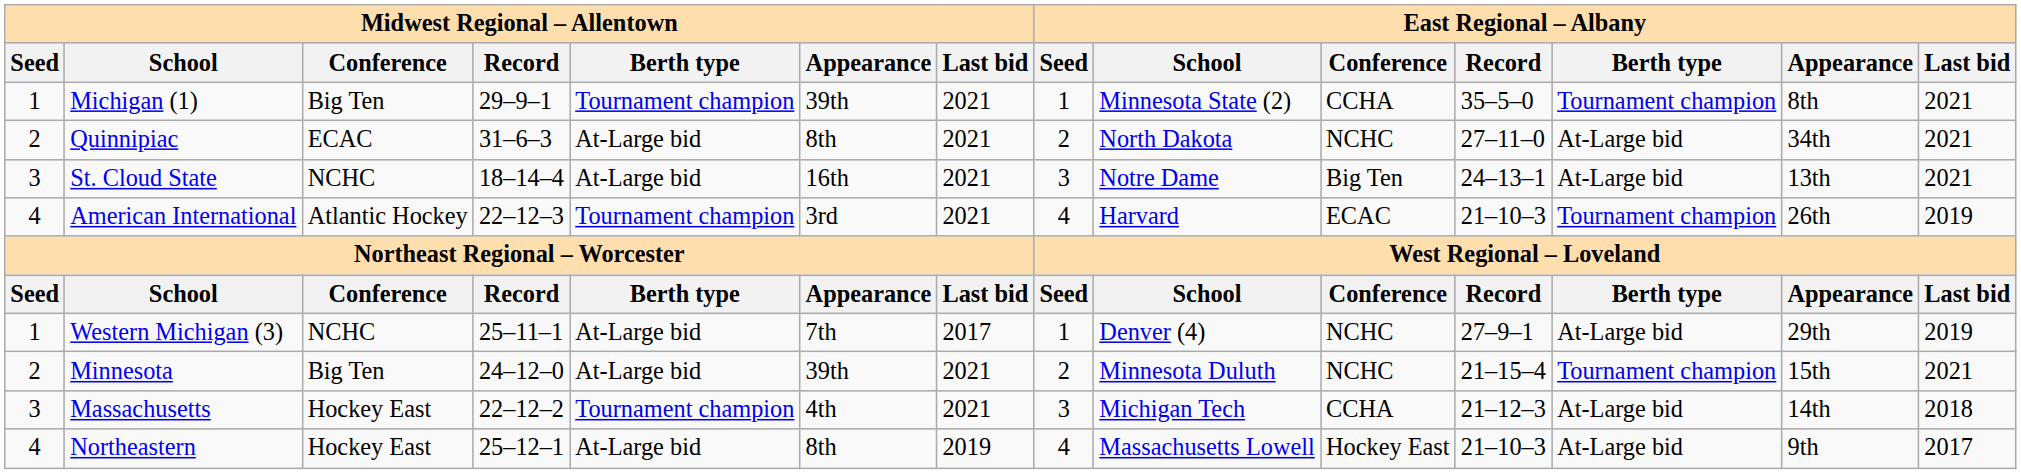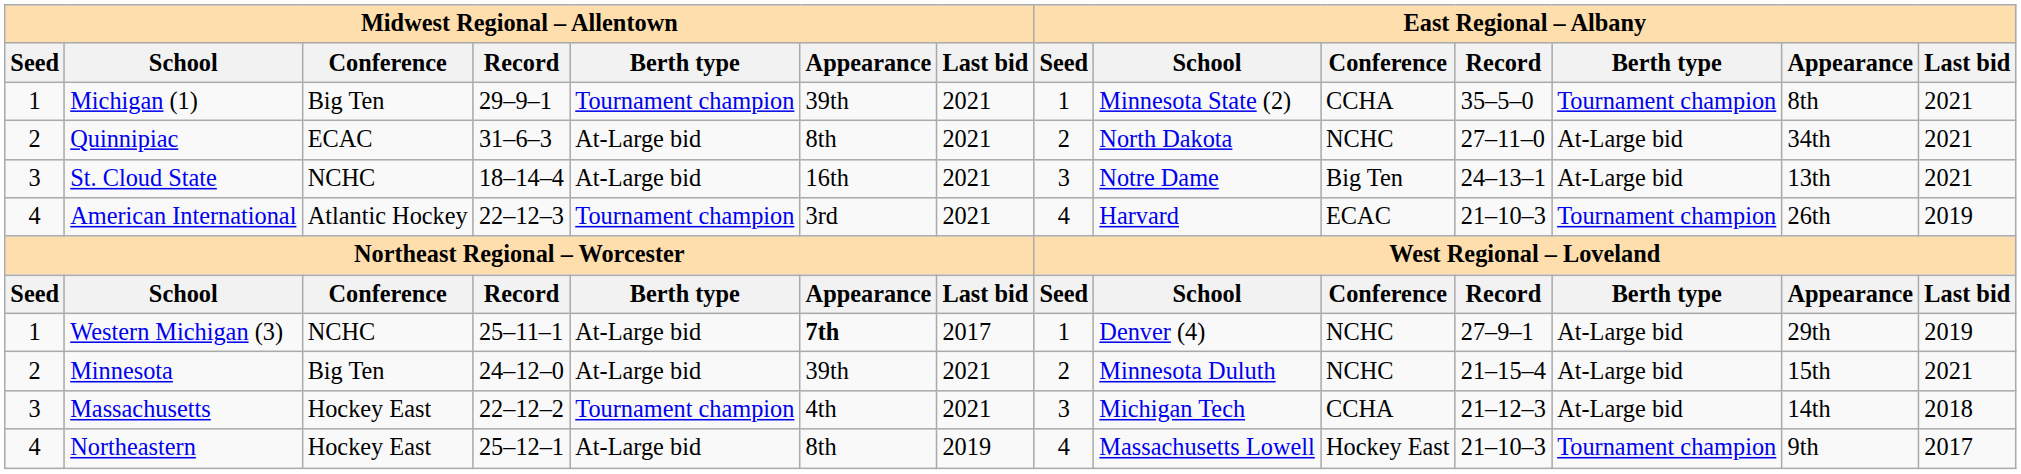(821, 332) normal -> (822, 332) bold
(1667, 370) Tournament champion -> (1620, 370) At-Large bid
(1620, 448) At-Large bid -> (1667, 448) Tournament champion
